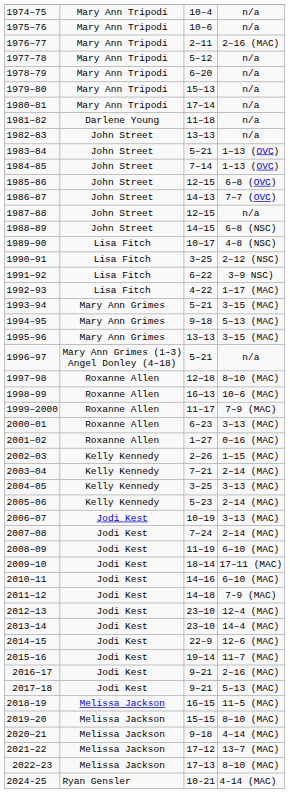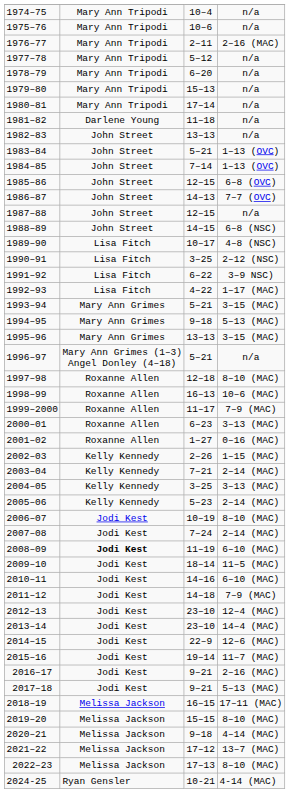(251, 518) 3–13 (MAC) -> (251, 518) 8–10 (MAC)
(122, 549) normal -> (122, 549) bold
(251, 564) 17–11 (MAC) -> (251, 564) 11–5 (MAC)
(251, 704) 11–5 (MAC) -> (251, 704) 17–11 (MAC)
